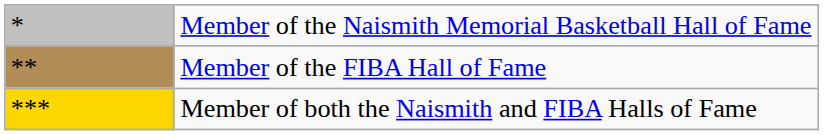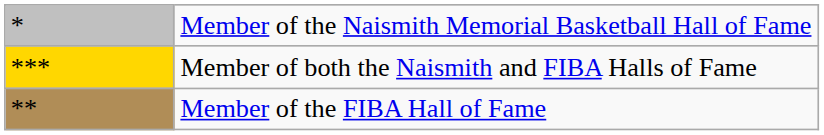rows swapped: (363, 66) <-> (469, 108)
